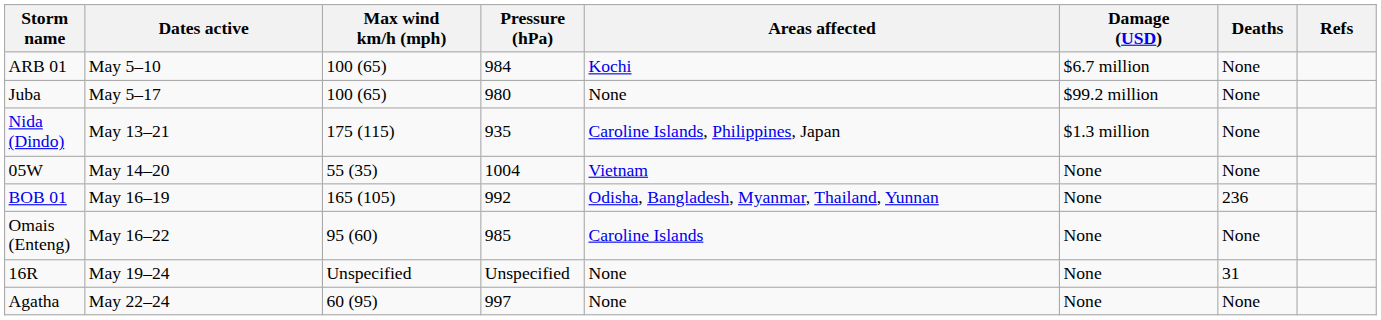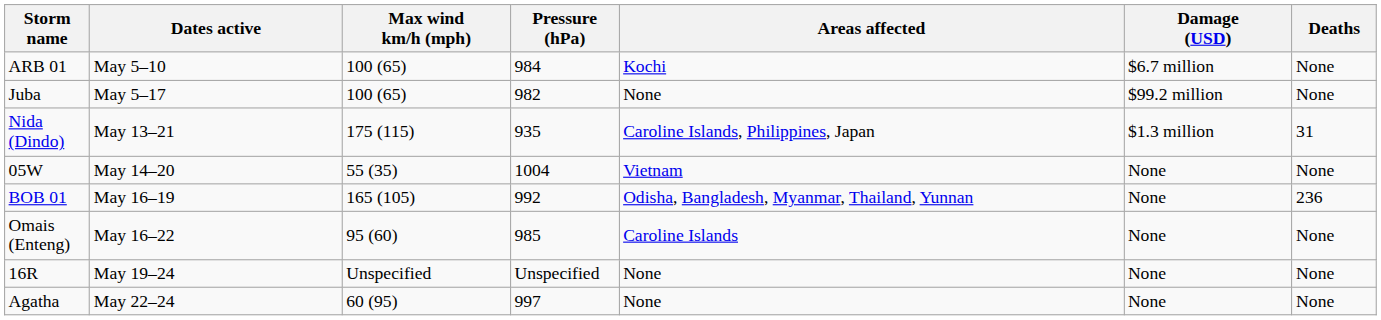- column: (1337, 28)
(498, 94) 980 -> (528, 94) 982
(1241, 131) None -> (1305, 131) 31
(1231, 273) 31 -> (1315, 273) None
